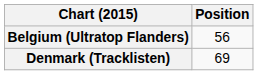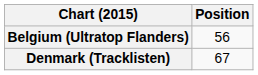(222, 59) 69 -> (222, 59) 67
